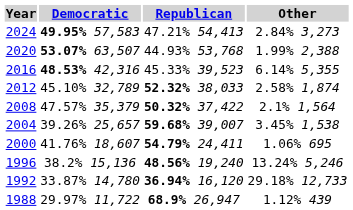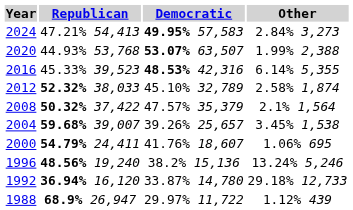columns swapped: (90, 13) <-> (194, 13)
